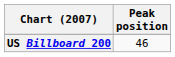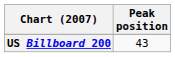(142, 43) 46 -> (142, 43) 43
